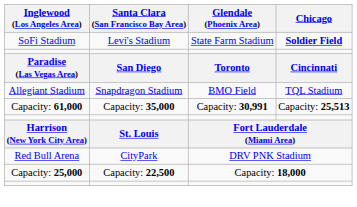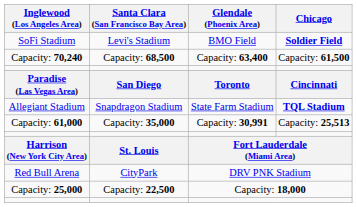(232, 40) State Farm Stadium -> (232, 40) BMO Field
+ row: (47, 57)
(232, 90) BMO Field -> (232, 106) State Farm Stadium
(314, 90) normal -> (314, 106) bold
